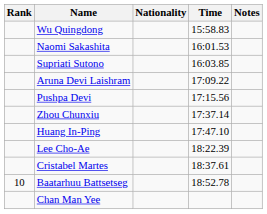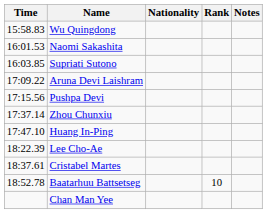columns swapped: (19, 13) <-> (210, 13)
